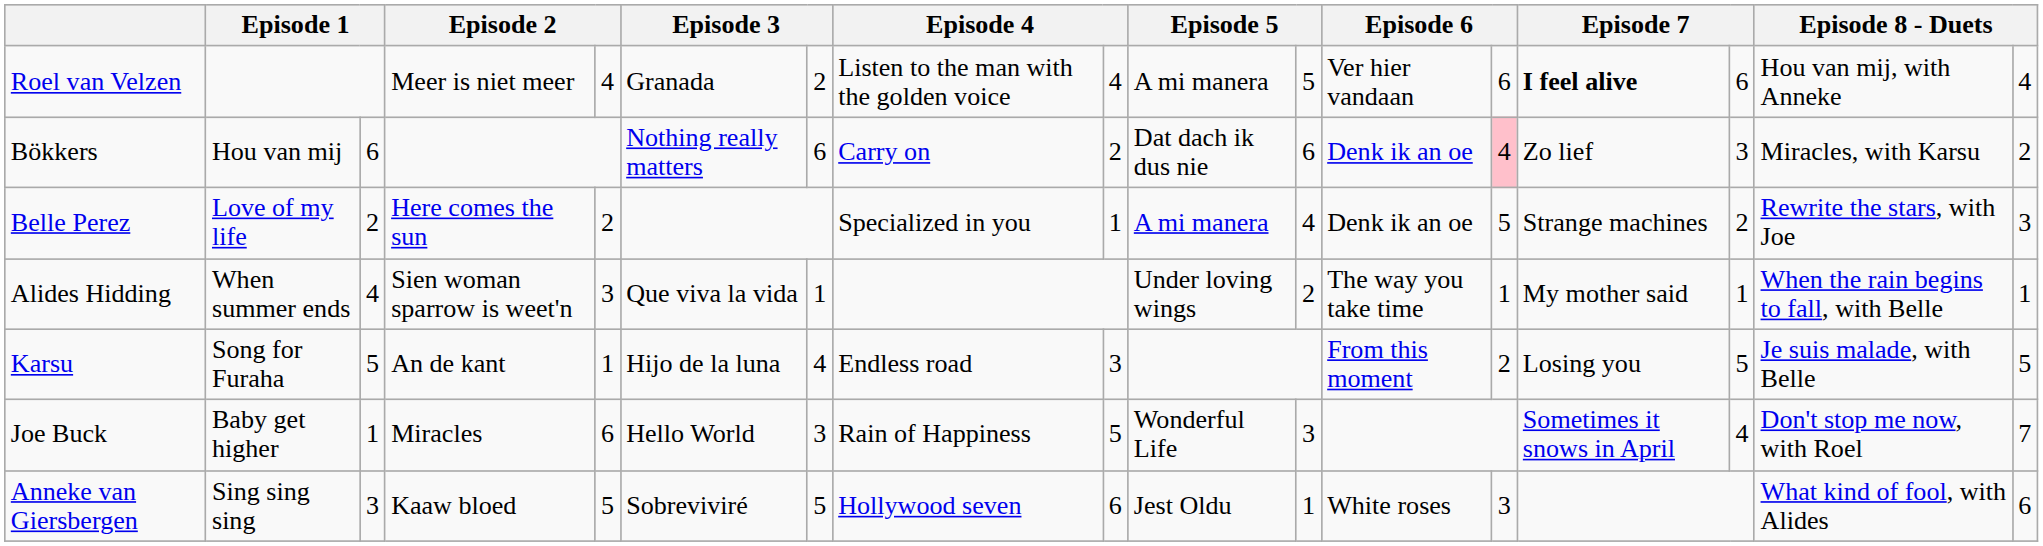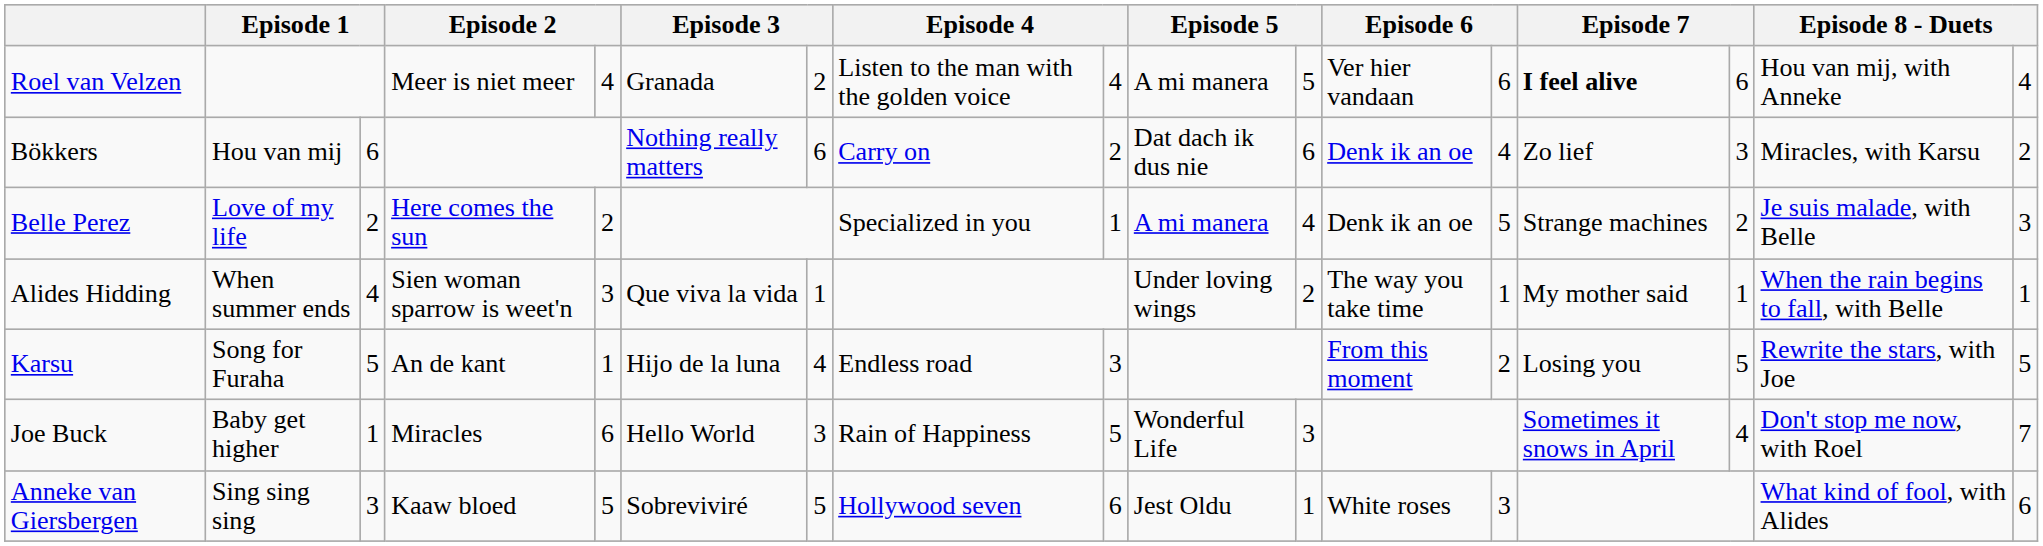(1504, 151) pink background -> (1504, 151) no background
(1878, 222) Rewrite the stars, with Joe -> (1866, 222) Je suis malade, with Belle
(1866, 364) Je suis malade, with Belle -> (1878, 364) Rewrite the stars, with Joe
